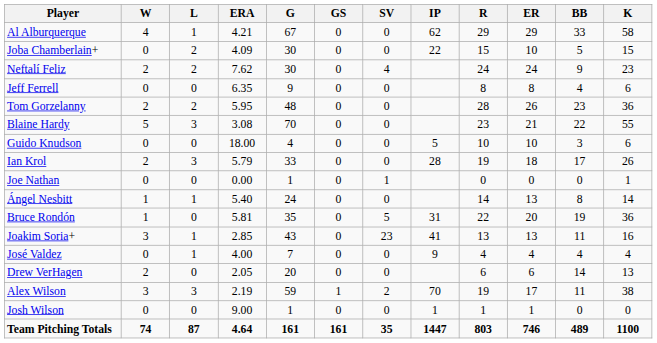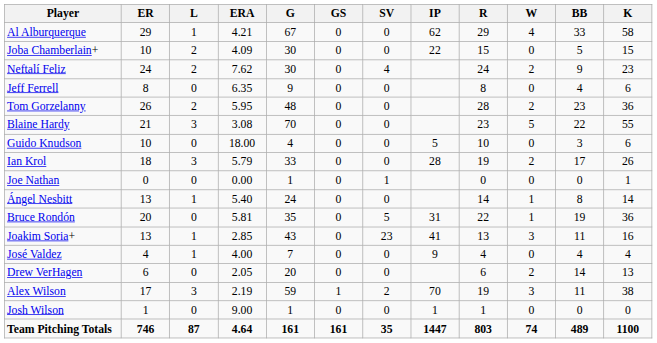columns swapped: (146, 13) <-> (531, 13)
